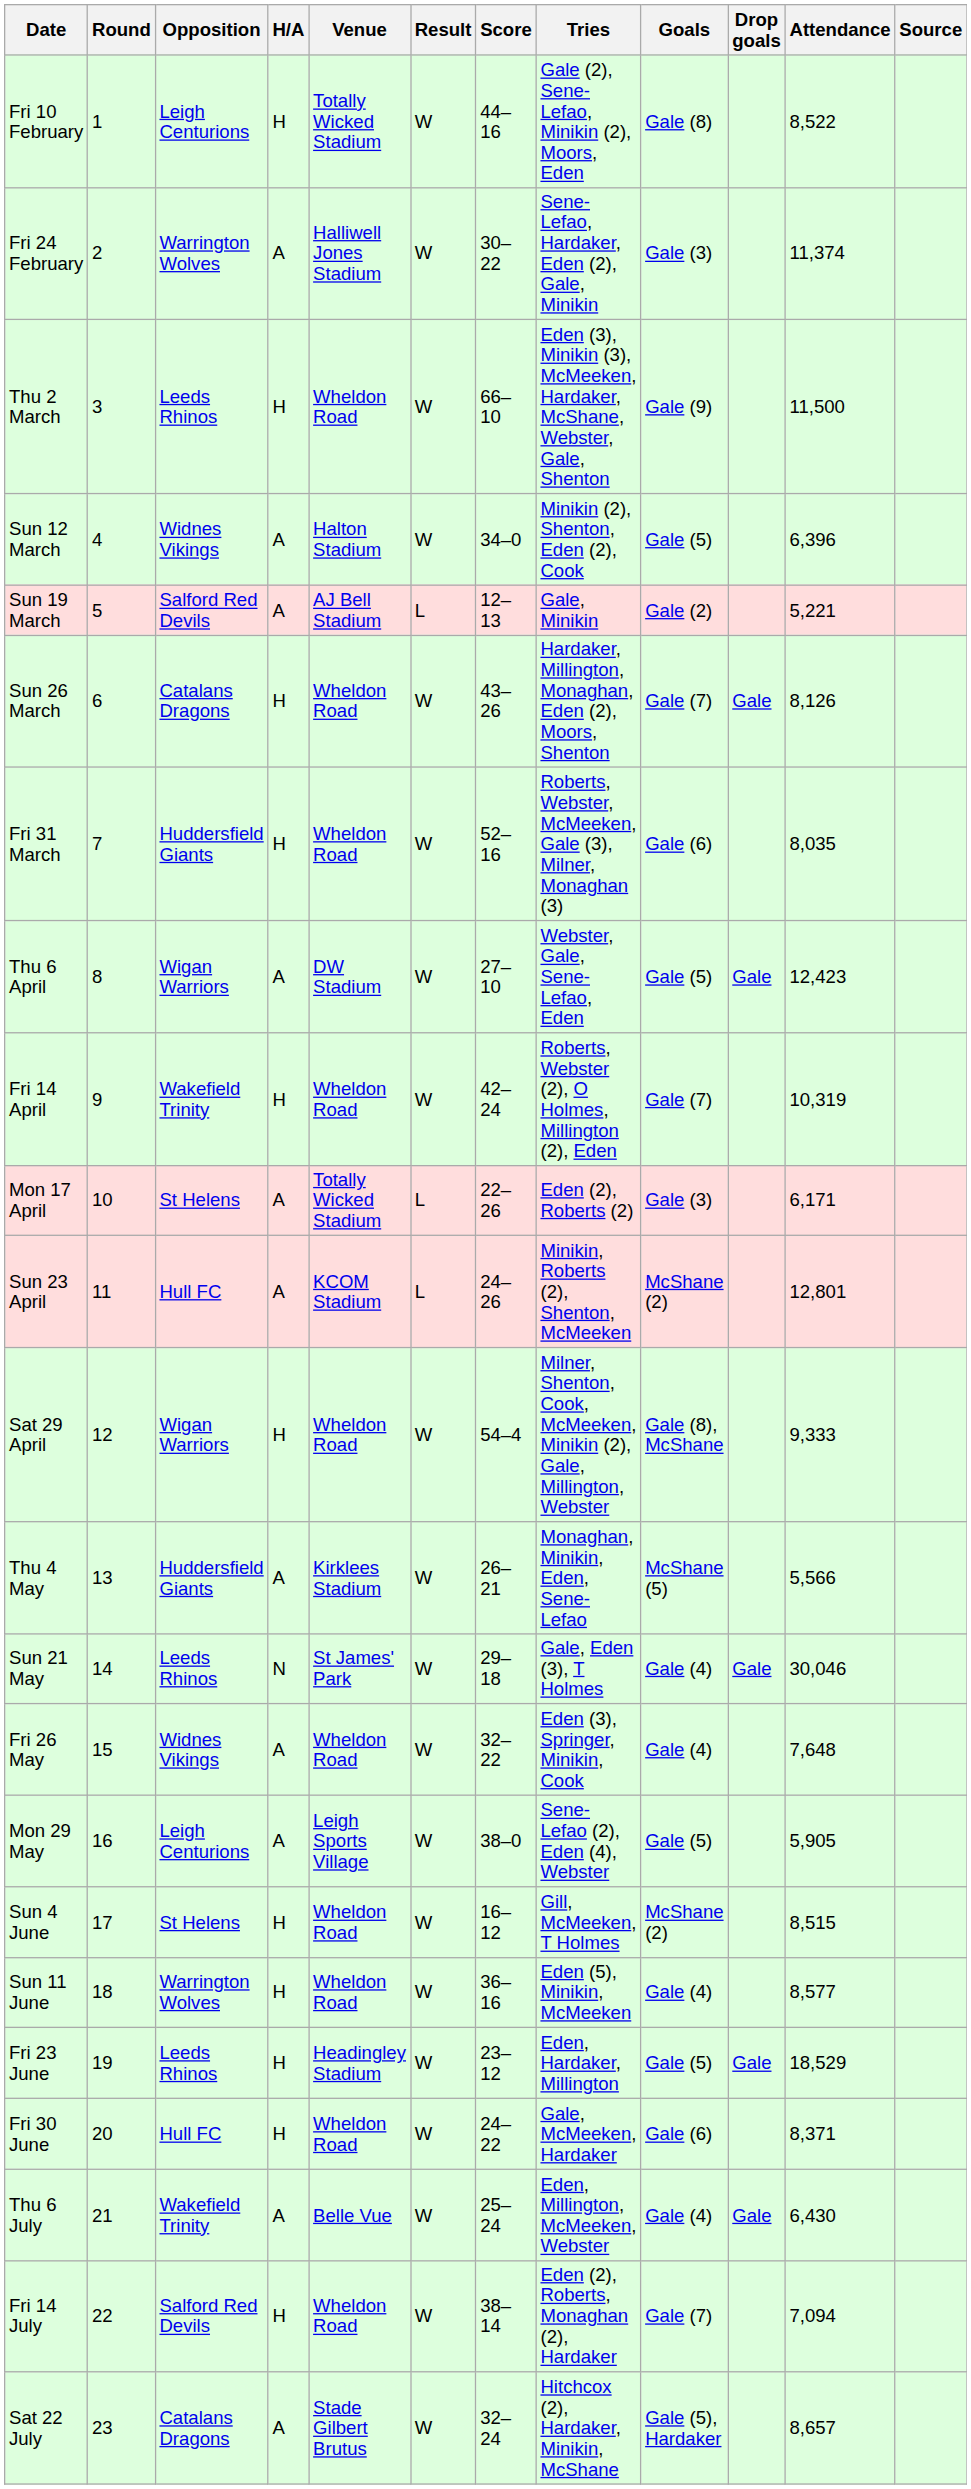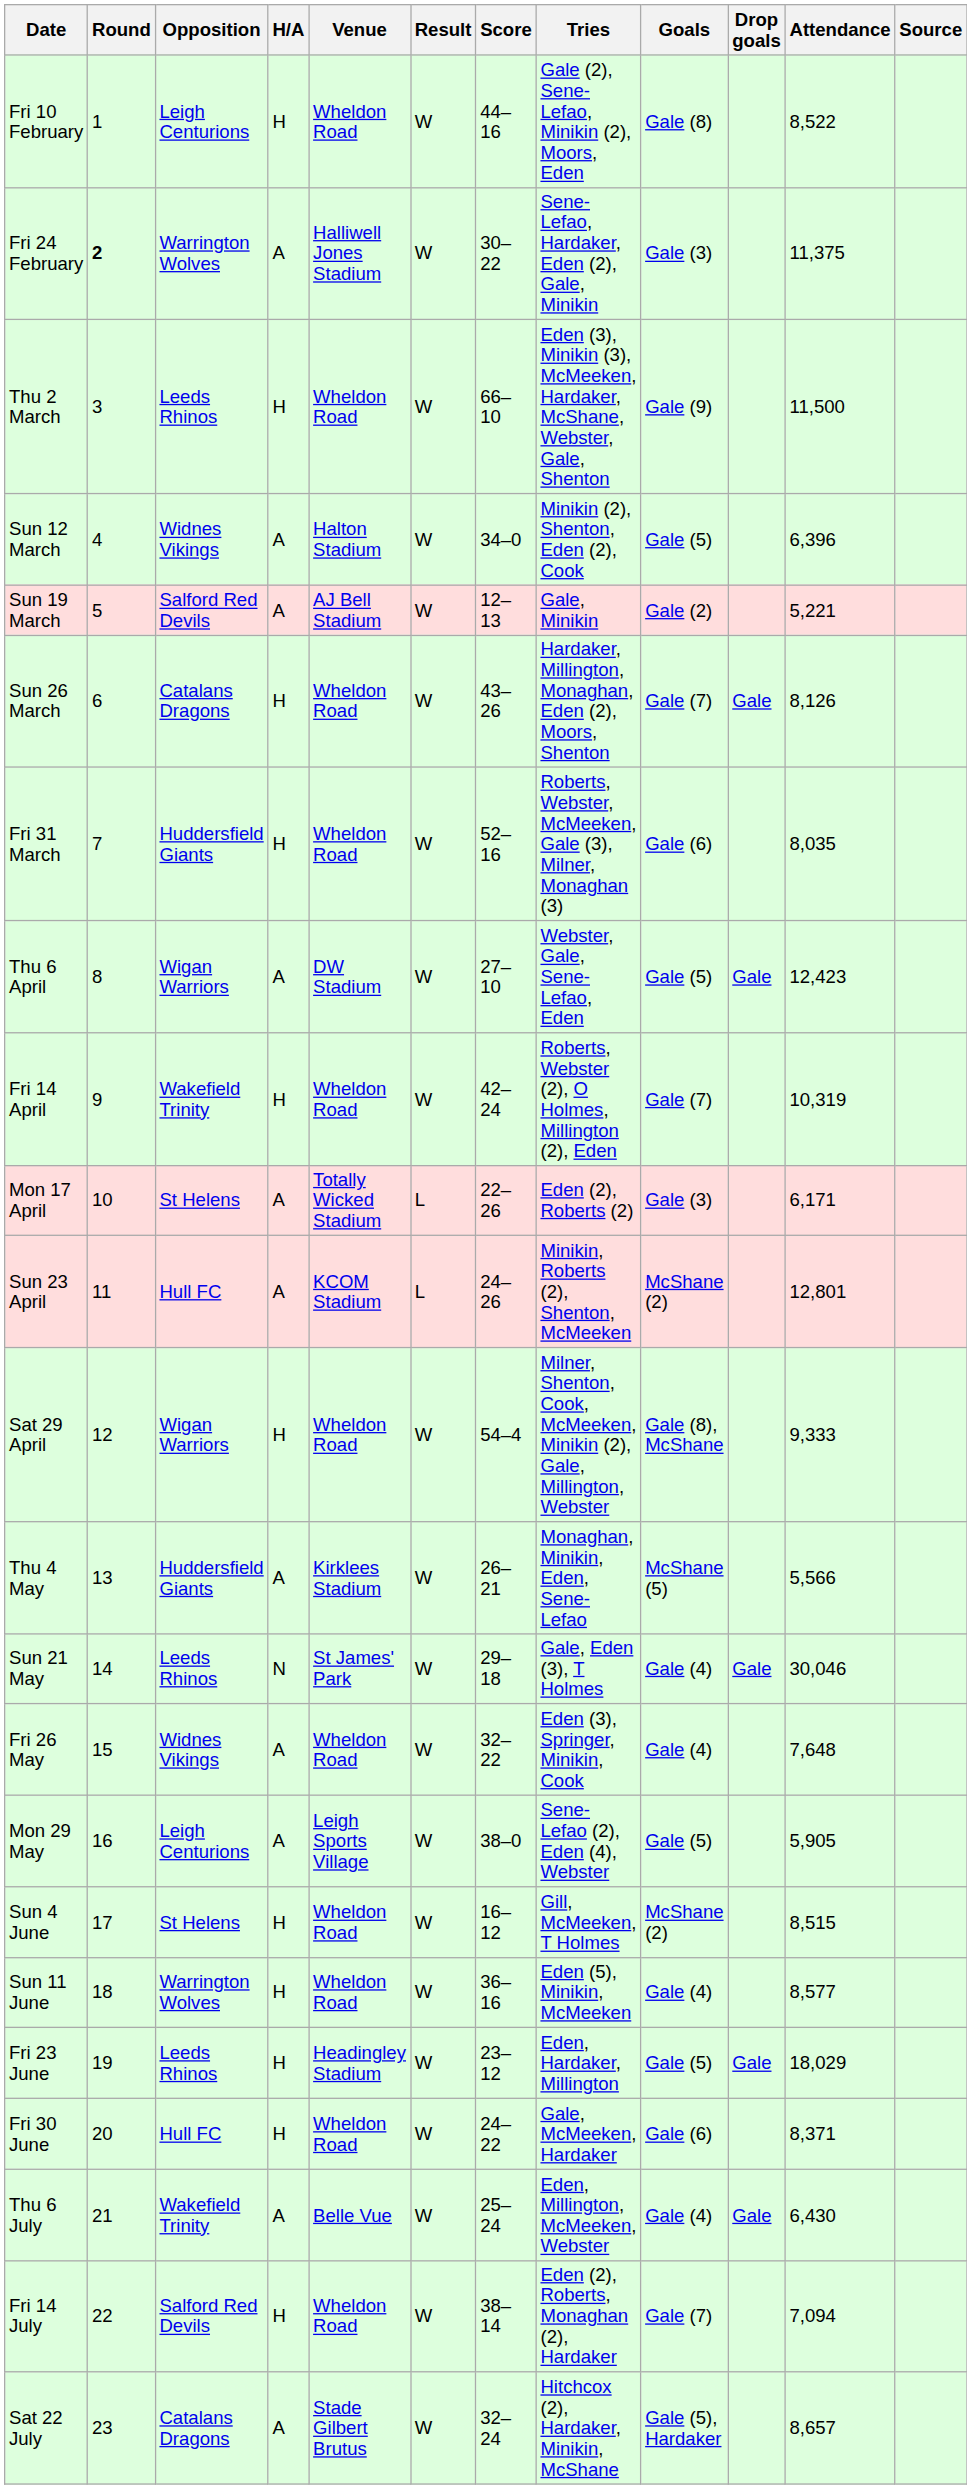(347, 121) Totally Wicked Stadium -> (350, 121) Wheldon Road
(97, 254) normal -> (97, 254) bold
(817, 254) 11,374 -> (817, 254) 11,375
(420, 610) L -> (423, 610) W
(818, 2063) 18,529 -> (818, 2063) 18,029
